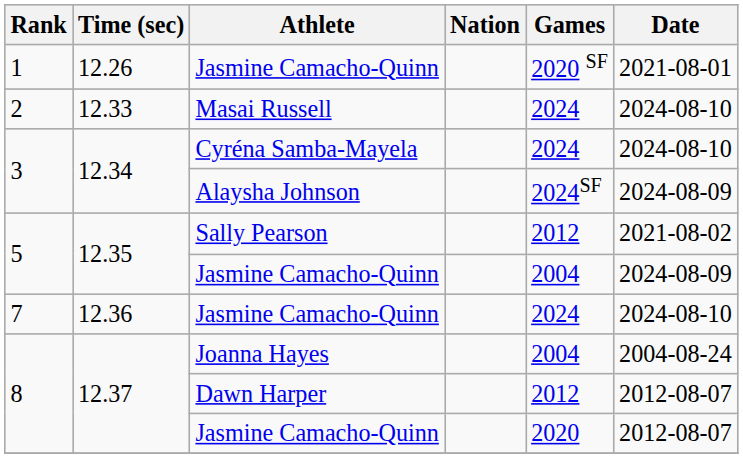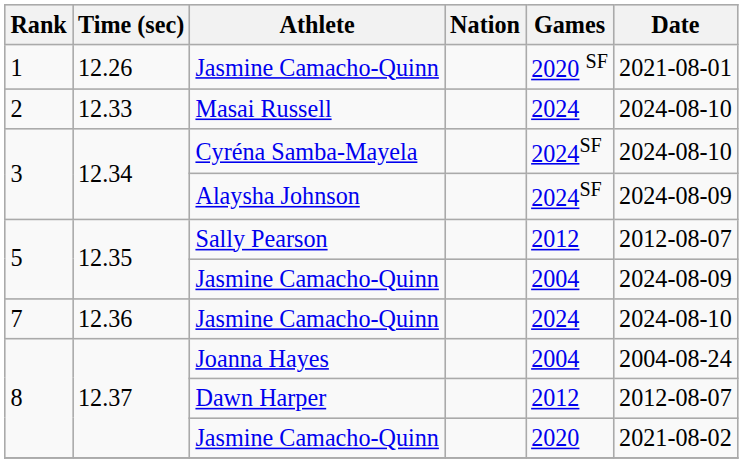(555, 149) 2024 -> (566, 151) 2024SF
(675, 233) 2021-08-02 -> (675, 238) 2012-08-07
(675, 432) 2012-08-07 -> (675, 437) 2021-08-02
